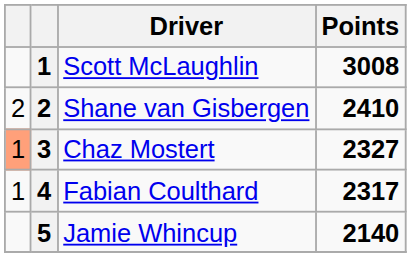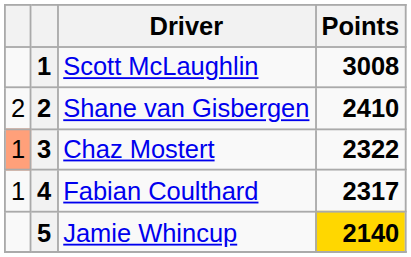(371, 149) 2327 -> (371, 149) 2322
(371, 232) no background -> (371, 232) gold background
